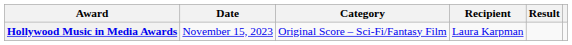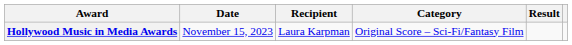columns swapped: (362, 13) <-> (488, 13)
